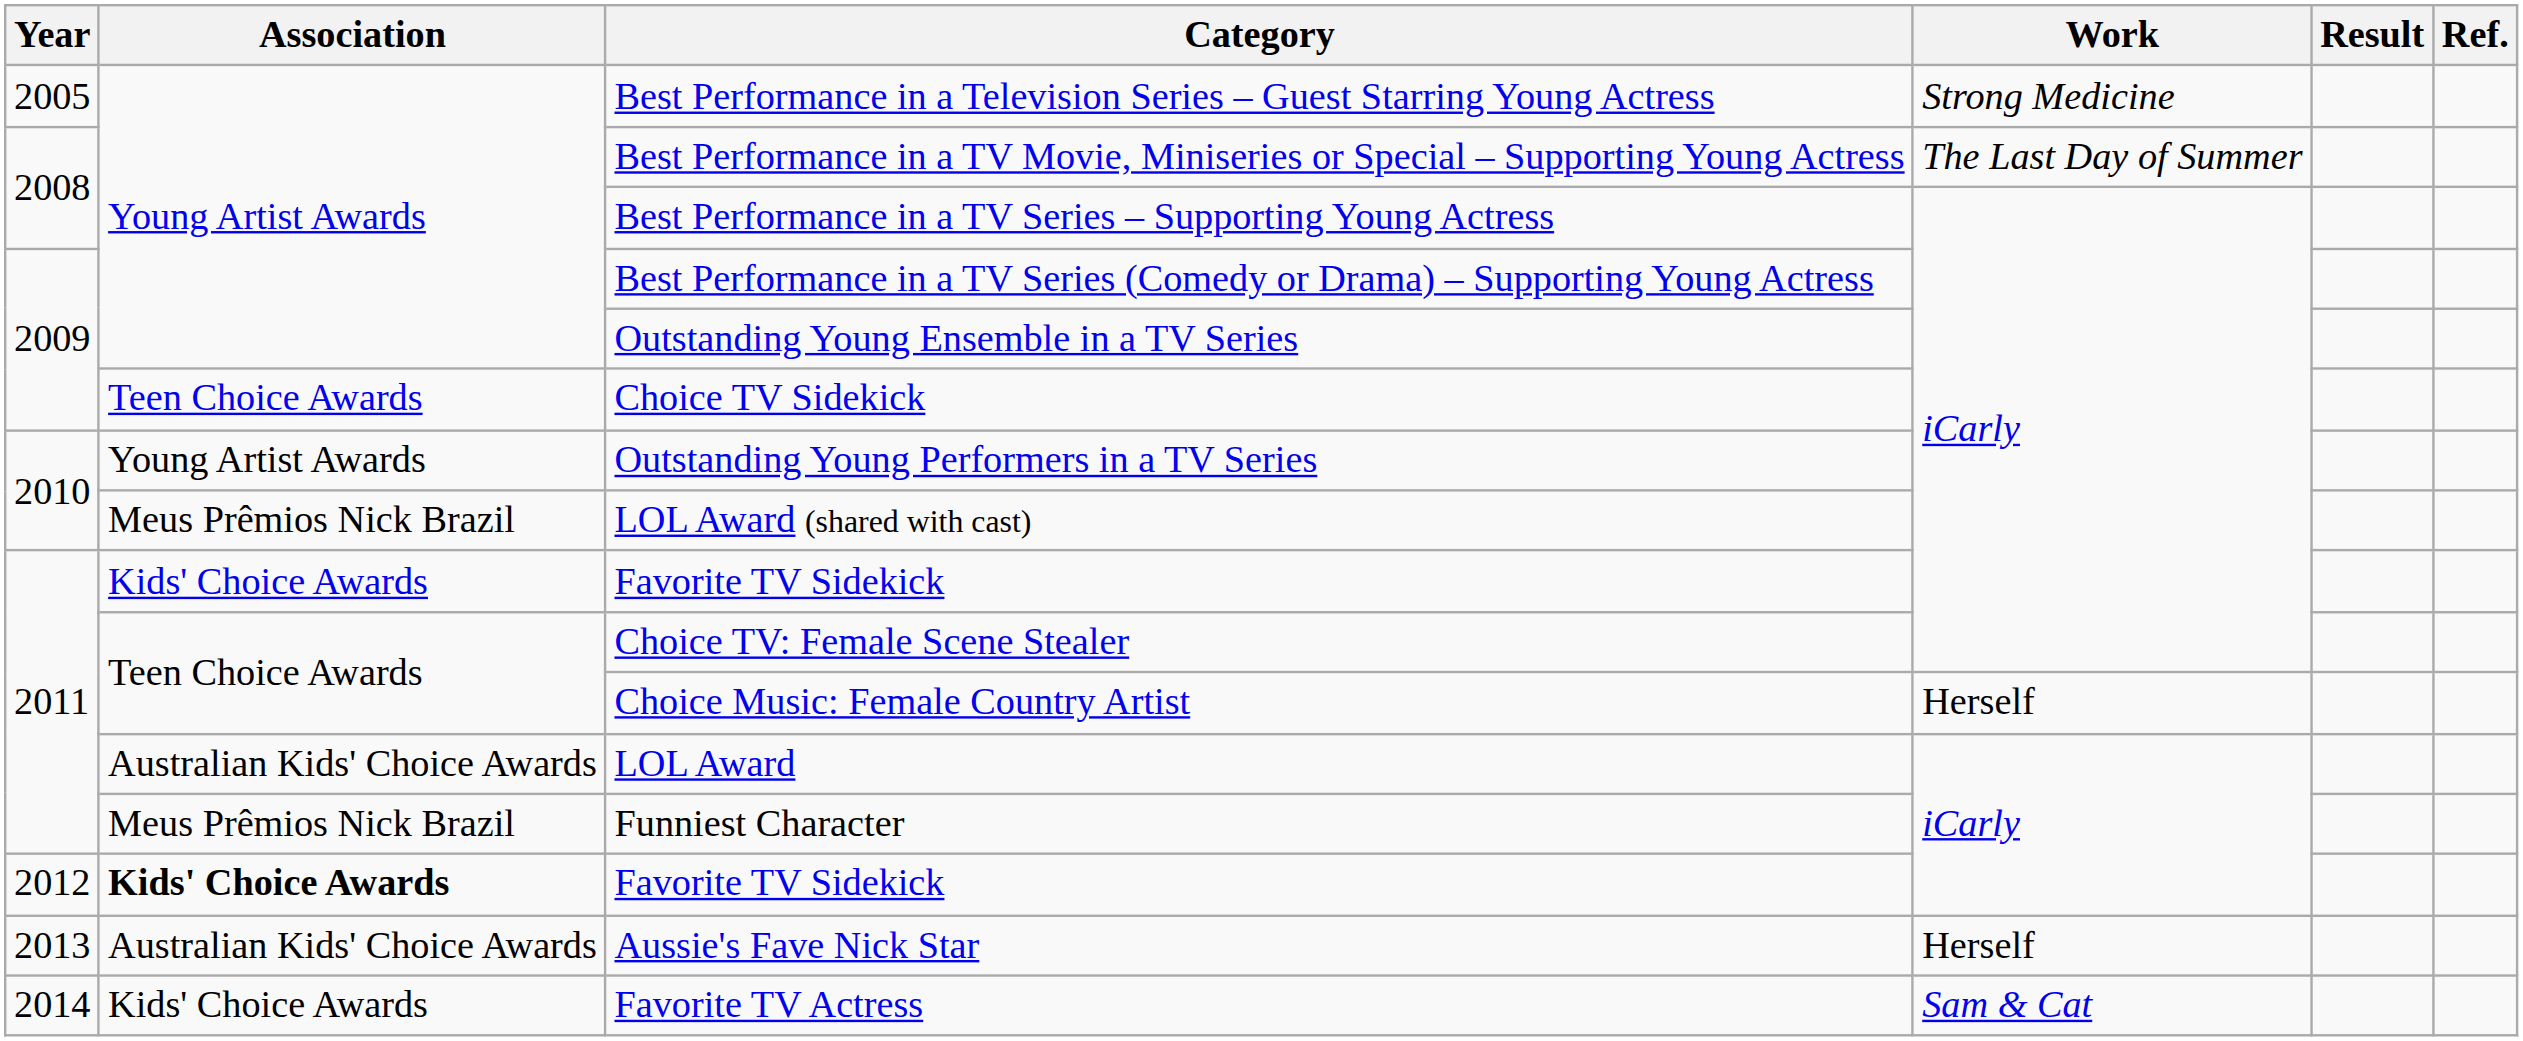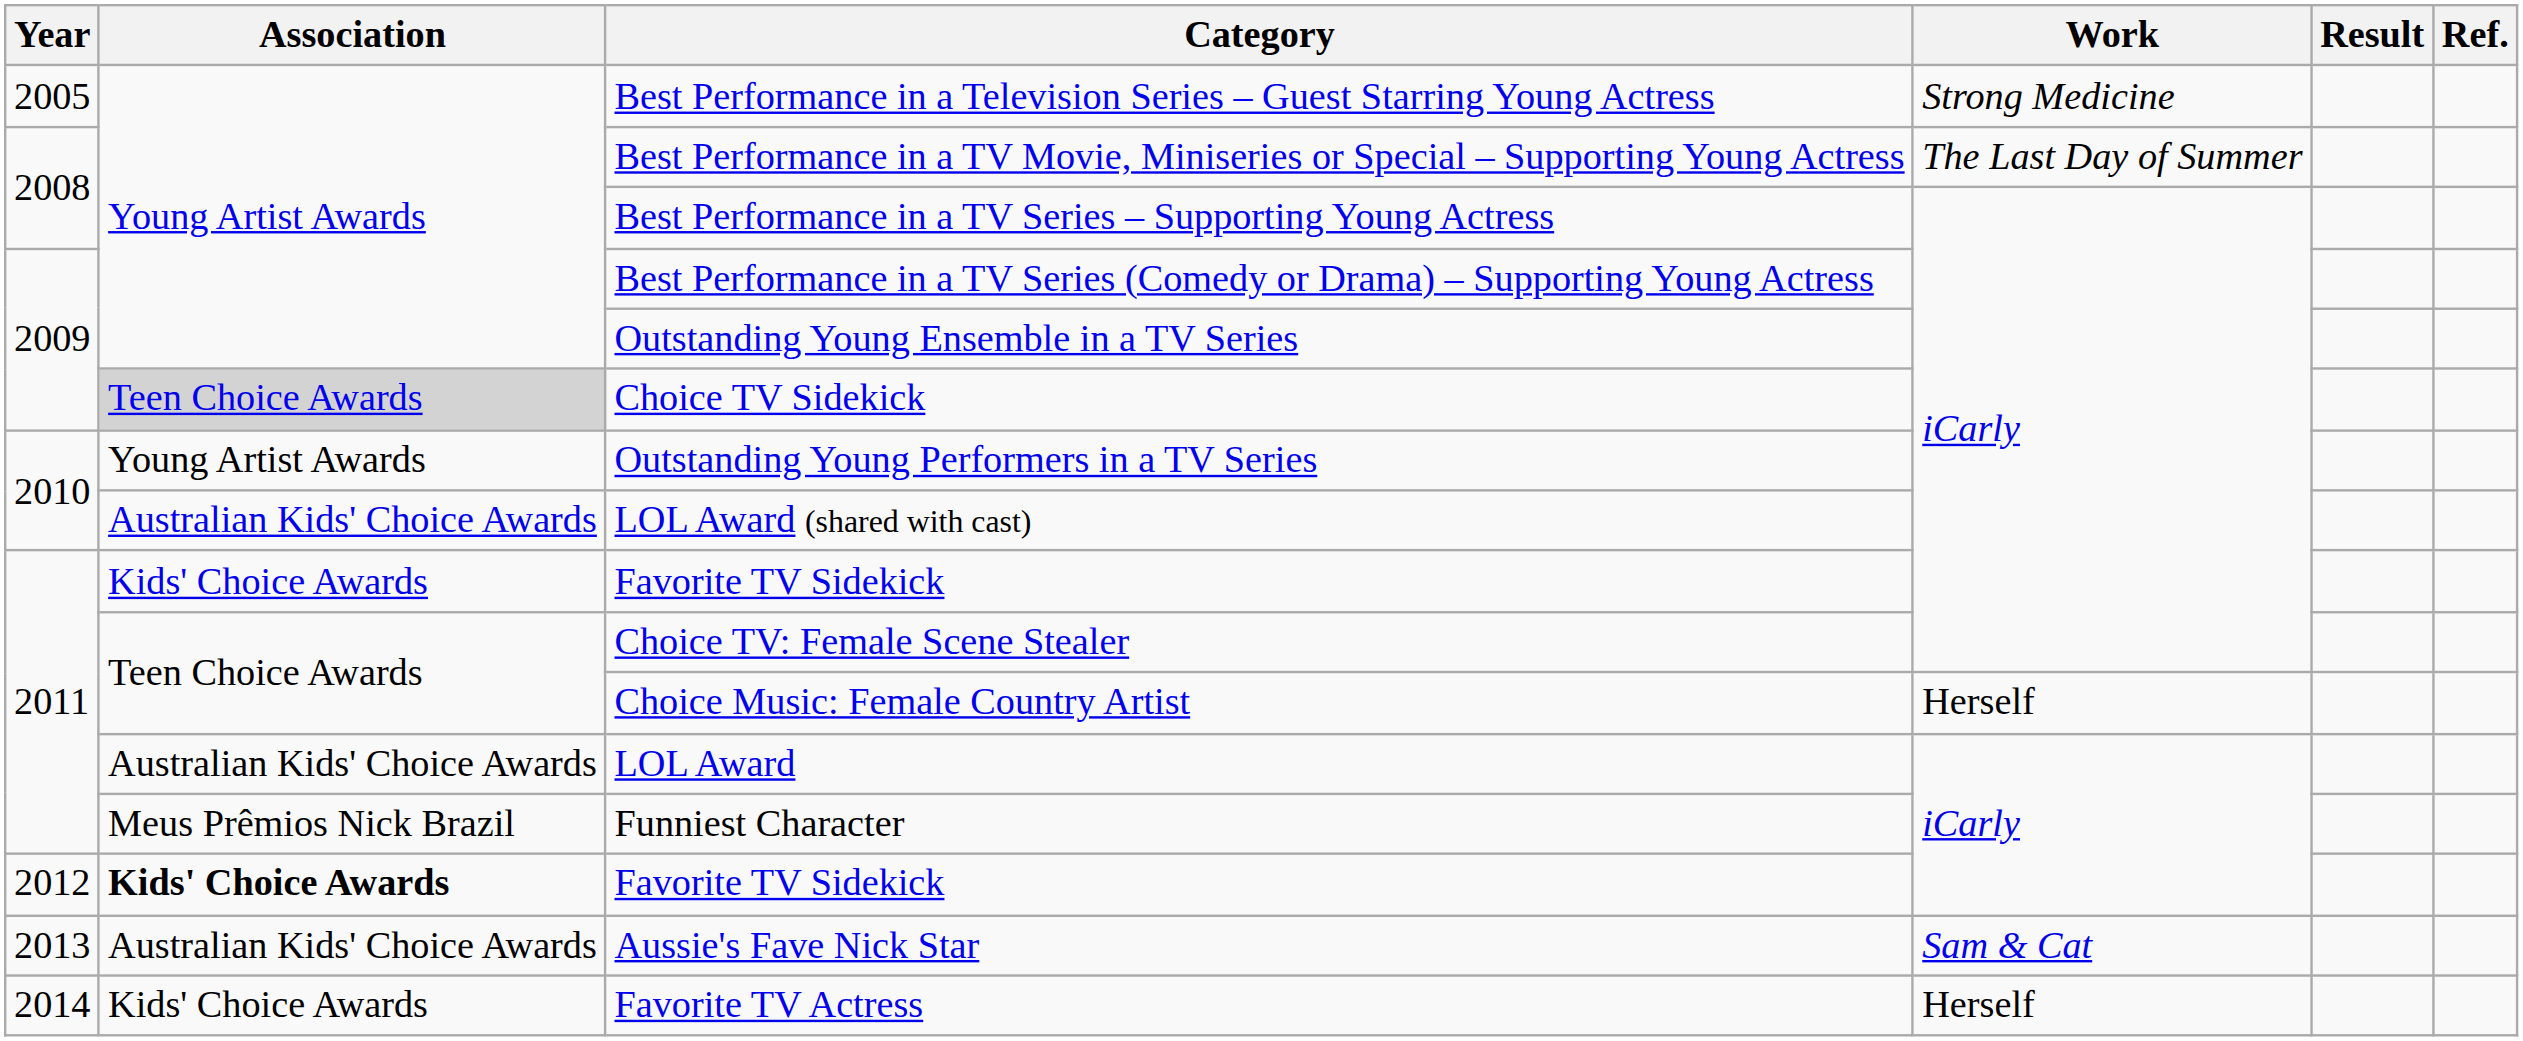(265, 398) no background -> (265, 398) lightgrey background
(312, 519) Meus Prêmios Nick Brazil -> (352, 519) Australian Kids' Choice Awards
(1979, 944) Herself -> (2007, 944) Sam & Cat
(2007, 1005) Sam & Cat -> (1979, 1005) Herself
